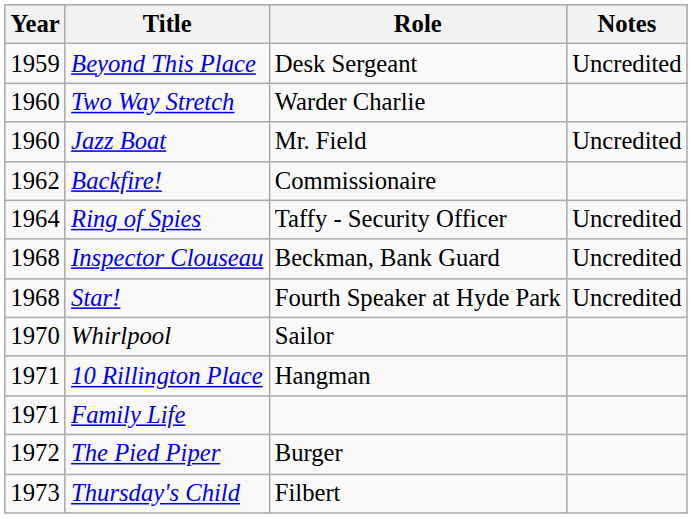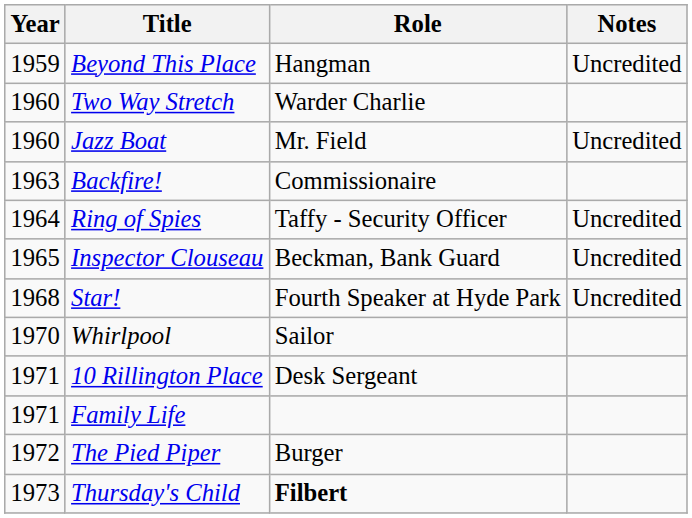(346, 63) Desk Sergeant -> (323, 63) Hangman
(35, 180) 1962 -> (35, 180) 1963
(35, 258) 1968 -> (35, 258) 1965
(323, 375) Hangman -> (346, 375) Desk Sergeant
(308, 492) normal -> (311, 492) bold
